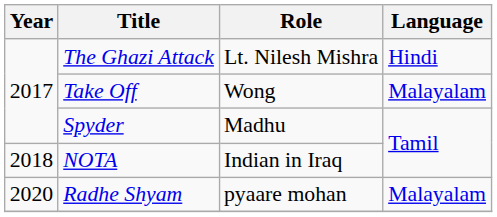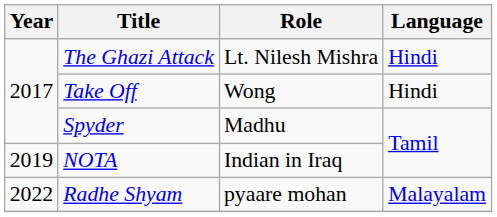(437, 90) Malayalam -> (413, 90) Hindi
(31, 159) 2018 -> (31, 159) 2019
(31, 194) 2020 -> (31, 194) 2022
